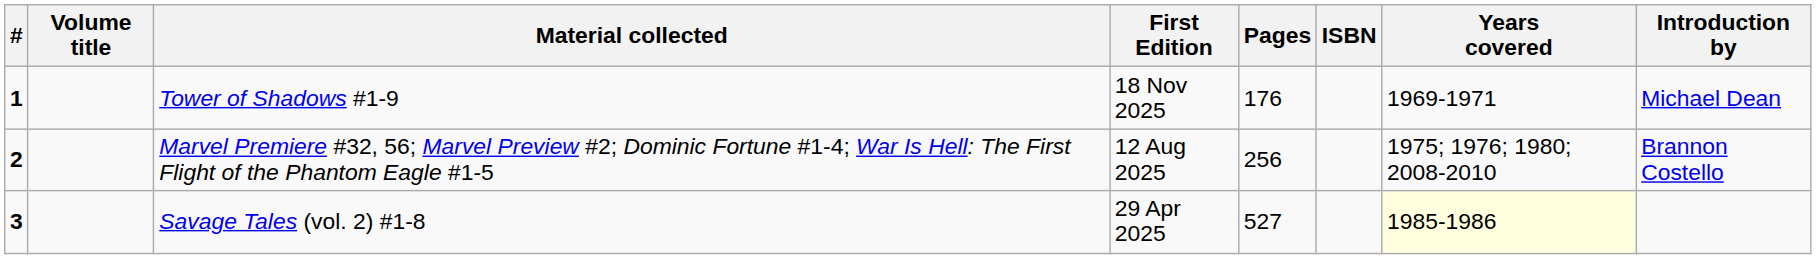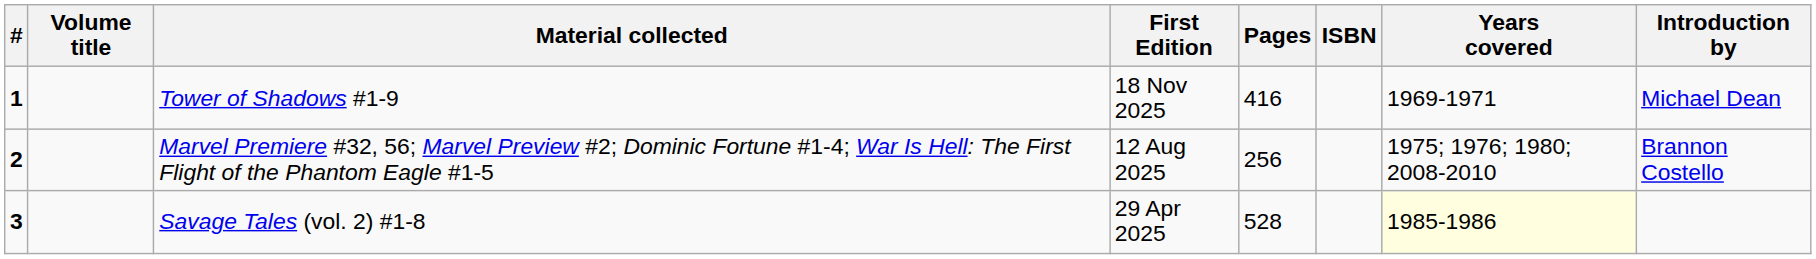(1263, 97) 176 -> (1263, 97) 416
(1263, 221) 527 -> (1263, 221) 528
